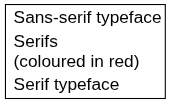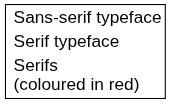rows swapped: (66, 84) <-> (77, 51)
